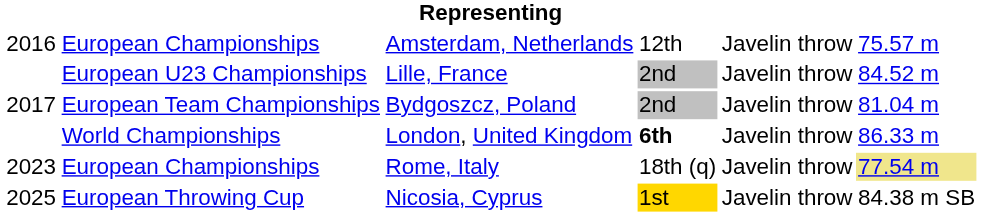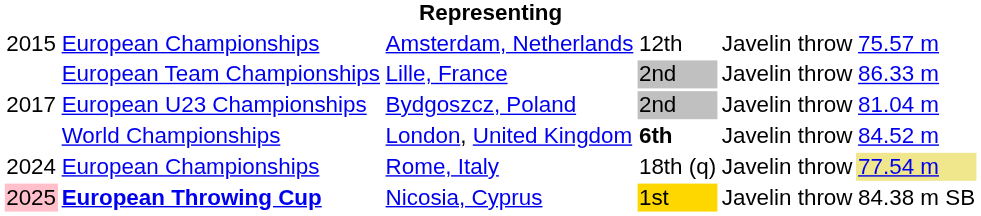(31, 43) 2016 -> (31, 43) 2015
(214, 74) European U23 Championships -> (221, 74) European Team Championships
(899, 74) 84.52 m -> (899, 74) 86.33 m
(221, 104) European Team Championships -> (214, 104) European U23 Championships
(899, 135) 86.33 m -> (899, 135) 84.52 m
(31, 166) 2023 -> (31, 166) 2024
(31, 197) no background -> (31, 197) pink background
(183, 197) normal -> (192, 197) bold
